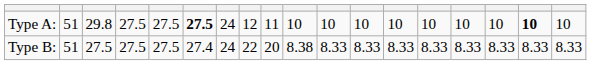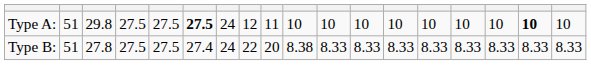(99, 47) 27.5 -> (99, 47) 27.8
